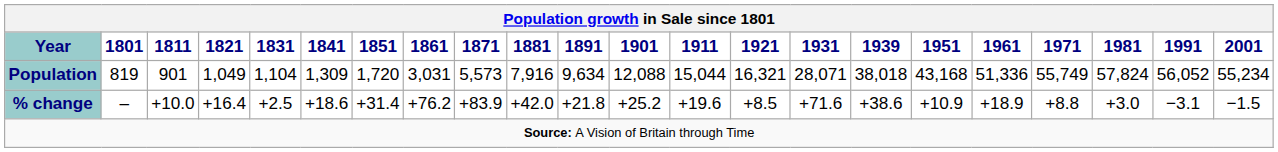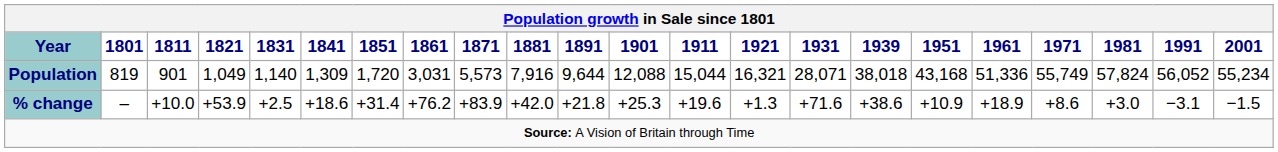(275, 75) 1,104 -> (275, 75) 1,140
(583, 75) 9,634 -> (583, 75) 9,644
(224, 104) +16.4 -> (224, 104) +53.9
(639, 104) +25.2 -> (639, 104) +25.3
(760, 104) +8.5 -> (760, 104) +1.3
(1062, 104) +8.8 -> (1062, 104) +8.6
